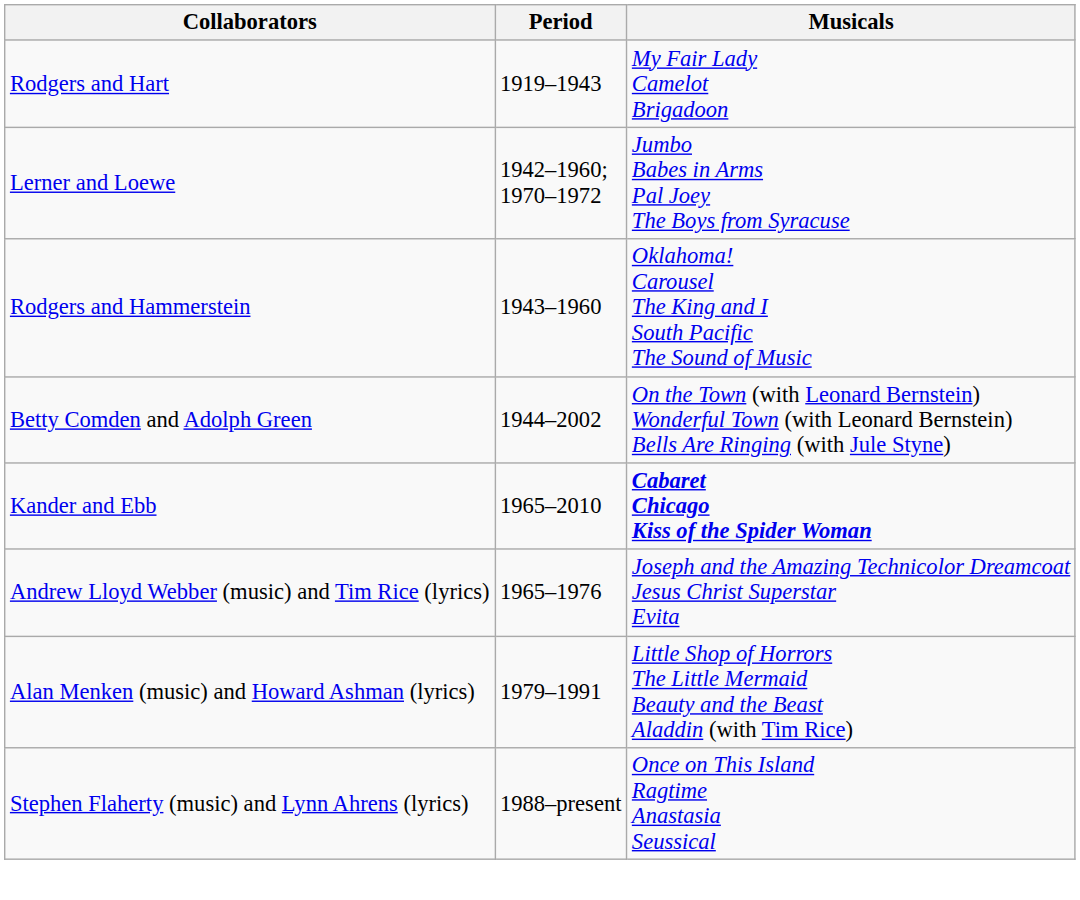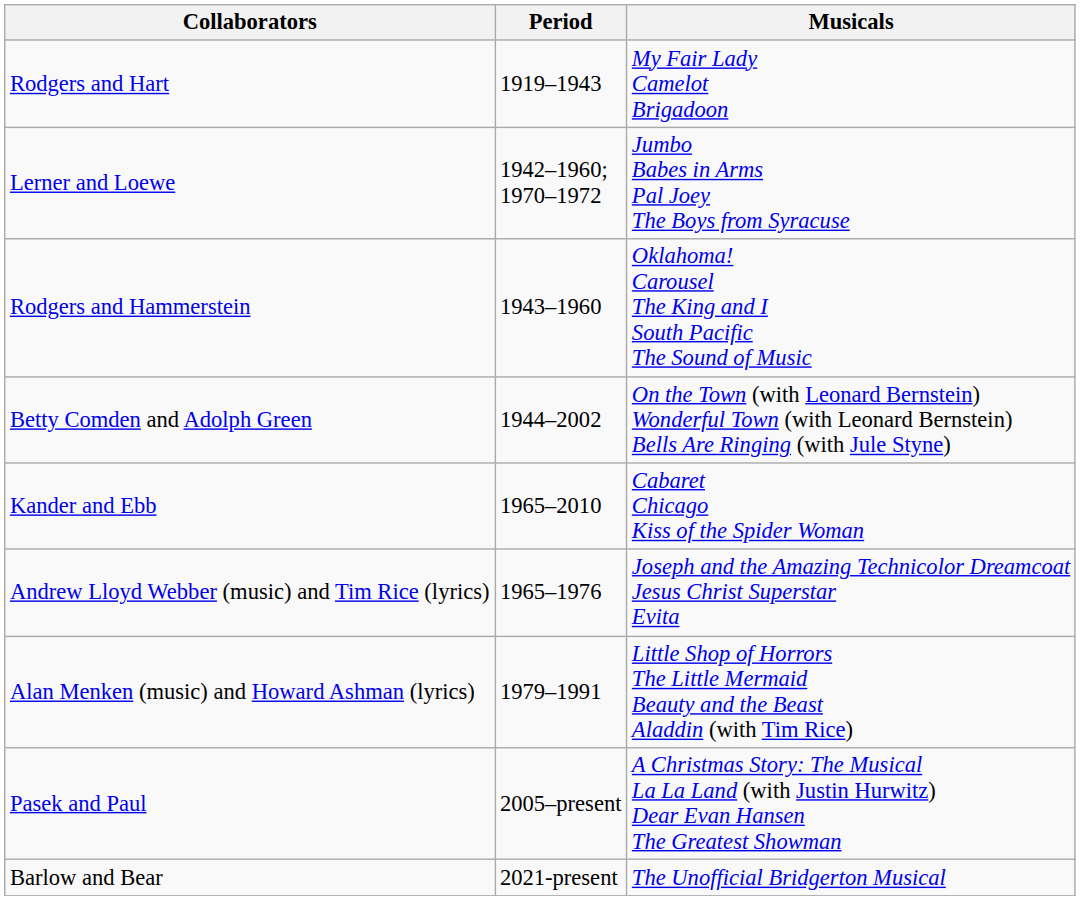(752, 505) bold -> (748, 505) normal
- row: (239, 803)
+ row: (78, 803)
+ row: (86, 877)
